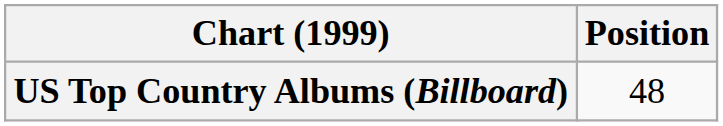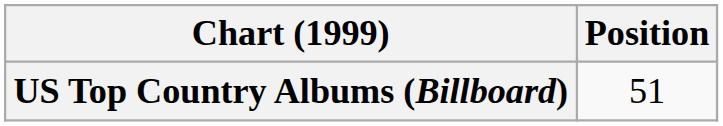(647, 90) 48 -> (647, 90) 51
